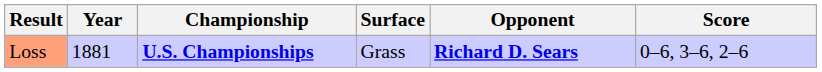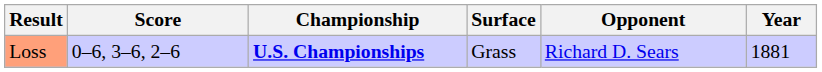columns swapped: (103, 20) <-> (726, 20)
(506, 51) bold -> (612, 51) normal
